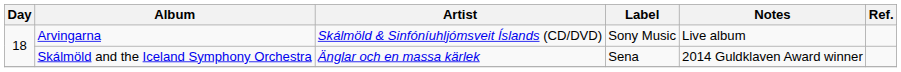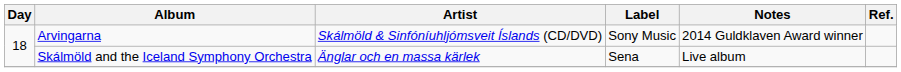(714, 35) Live album -> (772, 35) 2014 Guldklaven Award winner
(772, 56) 2014 Guldklaven Award winner -> (714, 56) Live album
